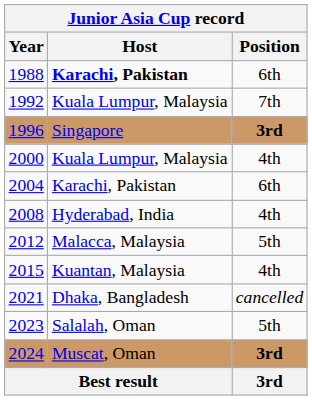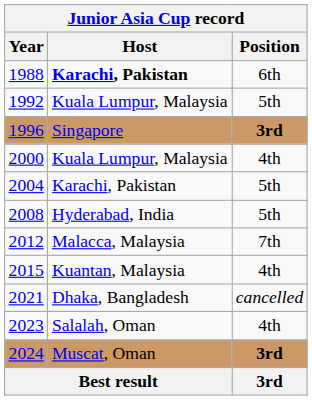(269, 102) 7th -> (269, 102) 5th
(269, 185) 6th -> (269, 185) 5th
(269, 213) 4th -> (269, 213) 5th
(269, 241) 5th -> (269, 241) 7th
(269, 325) 5th -> (269, 325) 4th
